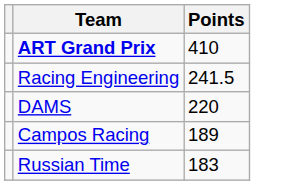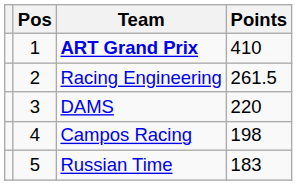+ column: (35, 19)
(211, 77) 241.5 -> (254, 77) 261.5
(203, 135) 189 -> (246, 135) 198
